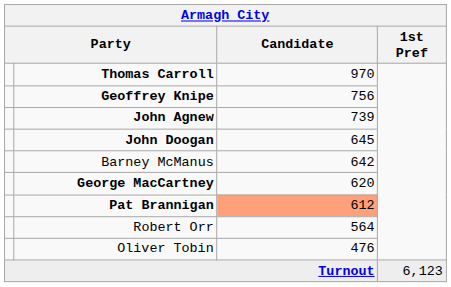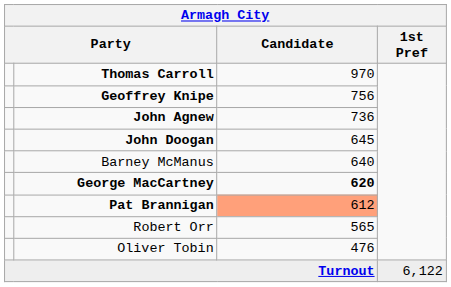(363, 118) 739 -> (363, 118) 736
(363, 162) 642 -> (363, 162) 640
(363, 184) normal -> (363, 184) bold
(363, 227) 564 -> (363, 227) 565
(423, 271) 6,123 -> (423, 271) 6,122
